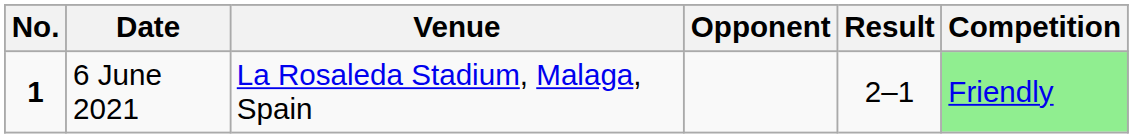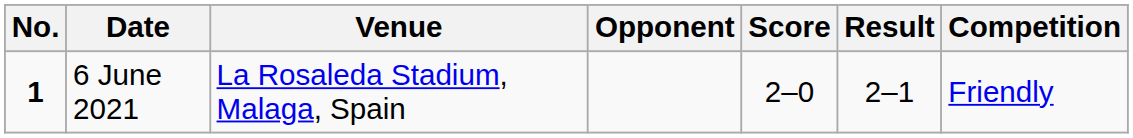+ column: (789, 27)
(1001, 91) lightgreen background -> (1001, 91) no background
